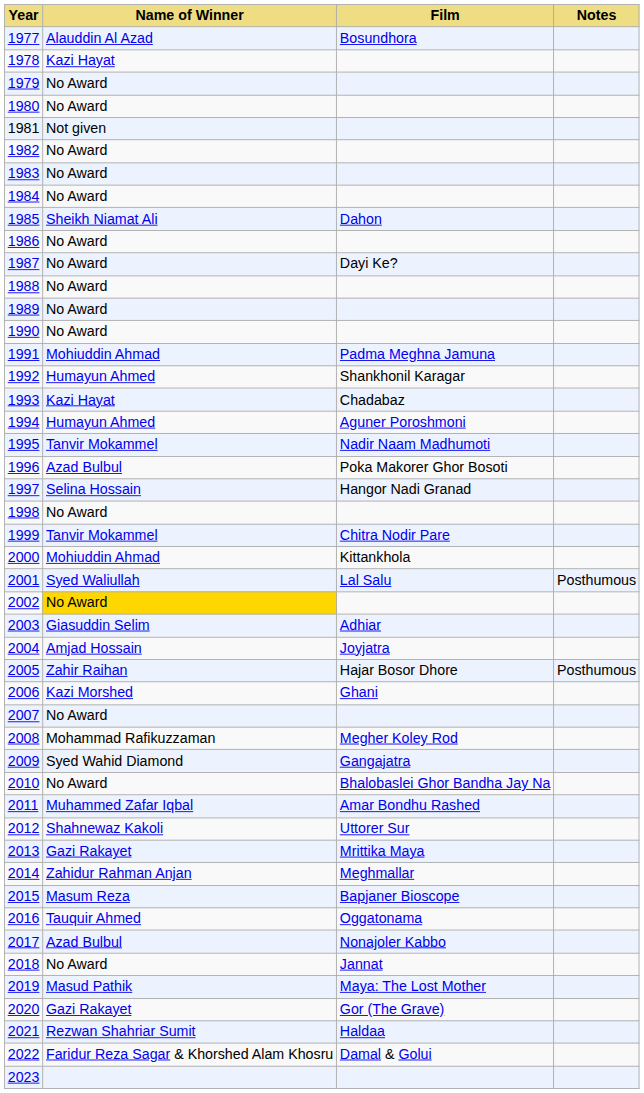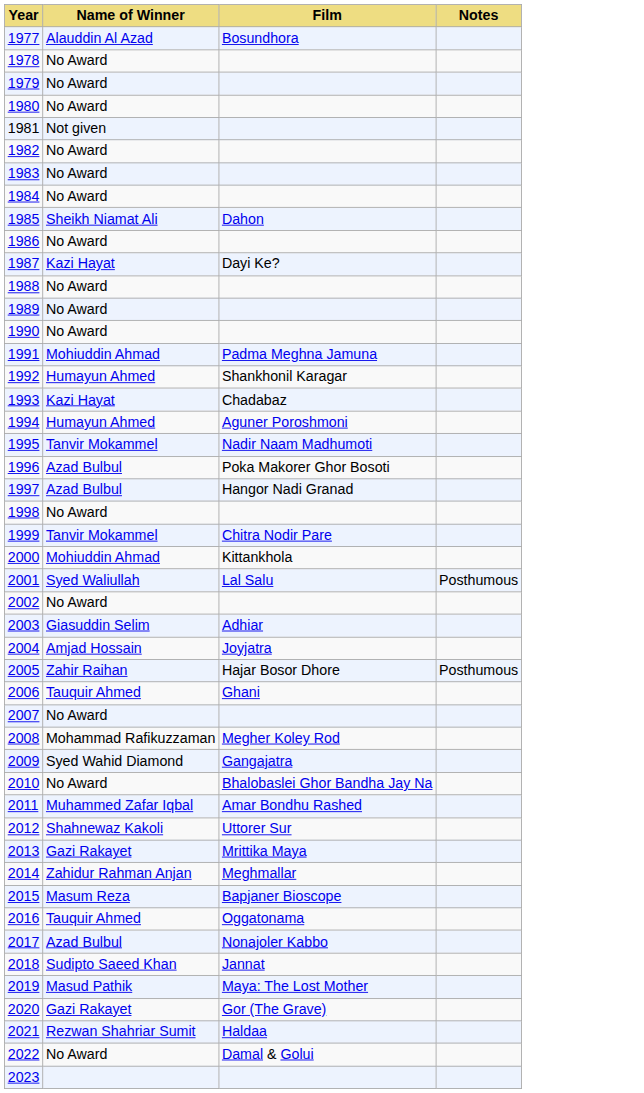(80, 60) Kazi Hayat -> (77, 60) No Award
(77, 264) No Award -> (80, 264) Kazi Hayat
(93, 490) Selina Hossain -> (84, 490) Azad Bulbul
(77, 602) gold background -> (77, 602) no background
(90, 693) Kazi Morshed -> (93, 693) Tauquir Ahmed
(77, 964) No Award -> (111, 964) Sudipto Saeed Khan
(190, 1054) Faridur Reza Sagar & Khorshed Alam Khosru -> (77, 1054) No Award
